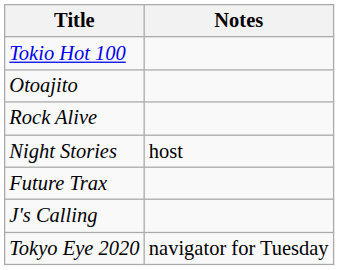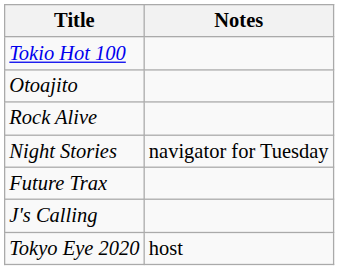(166, 150) host -> (239, 150) navigator for Tuesday
(239, 248) navigator for Tuesday -> (166, 248) host
